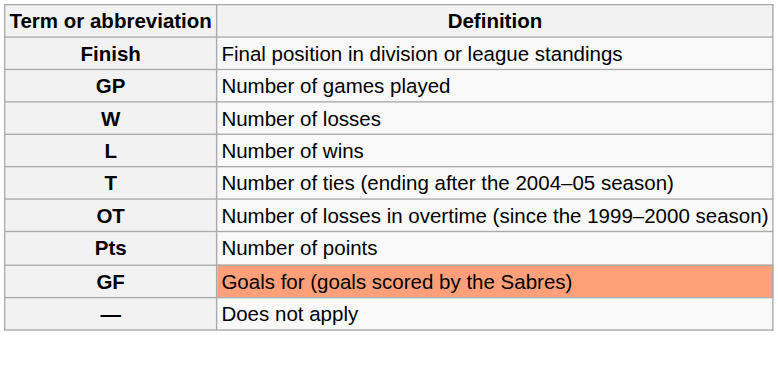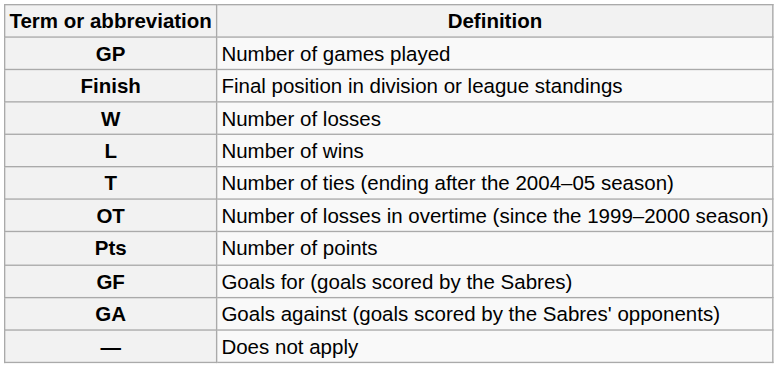rows swapped: (111, 54) <-> (111, 86)
(397, 281) lightsalmon background -> (397, 281) no background
+ row: (111, 313)
